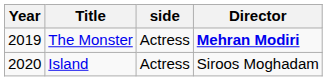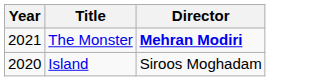- column: (165, 16)
(25, 40) 2019 -> (25, 40) 2021
